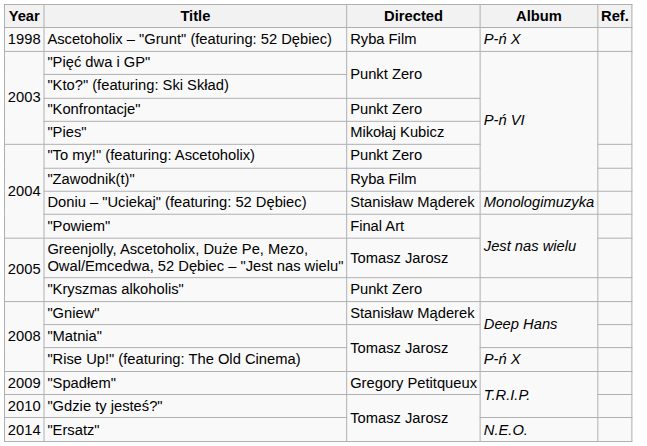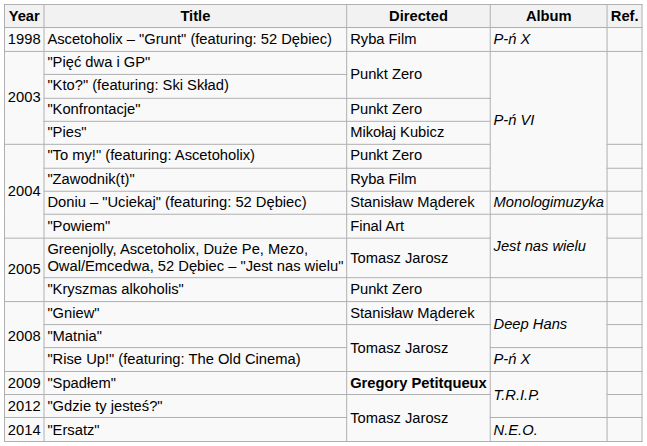(414, 382) normal -> (418, 382) bold
(24, 406) 2010 -> (24, 406) 2012
